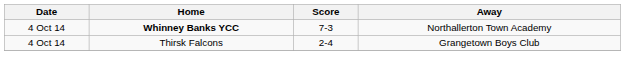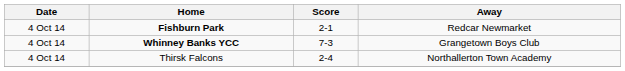+ row: (191, 27)
(489, 27) Northallerton Town Academy -> (489, 43) Grangetown Boys Club
(489, 43) Grangetown Boys Club -> (489, 58) Northallerton Town Academy
